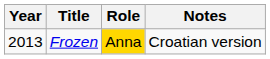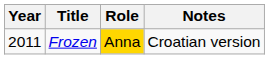(25, 41) 2013 -> (25, 41) 2011
